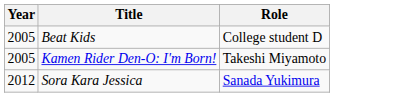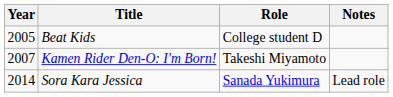+ column: (359, 15)
(21, 59) 2005 -> (21, 59) 2007
(21, 80) 2012 -> (21, 80) 2014
